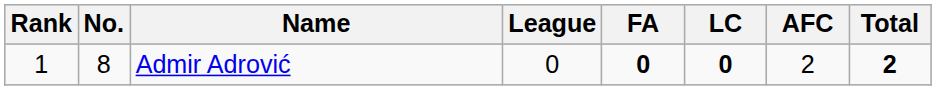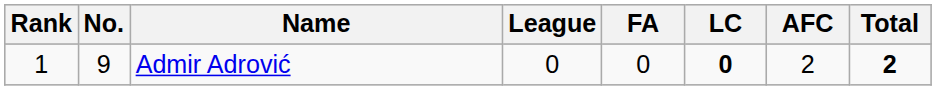(104, 64) 8 -> (104, 64) 9
(643, 64) bold -> (643, 64) normal
